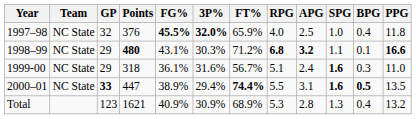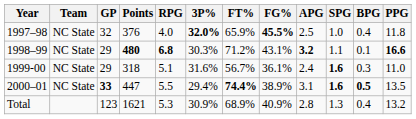columns swapped: (174, 13) <-> (282, 13)
